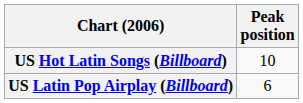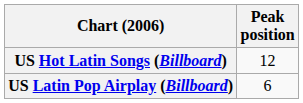(268, 60) 10 -> (268, 60) 12
